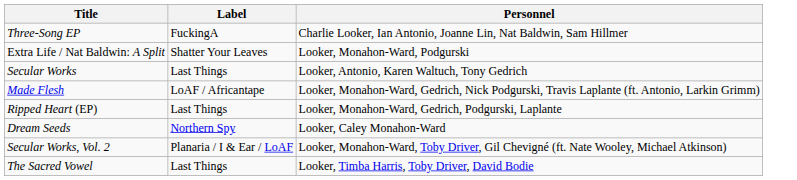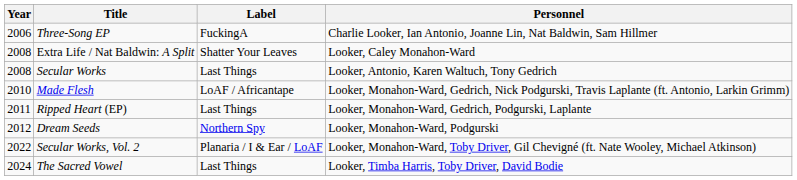+ column: (19, 14)
(384, 52) Looker, Monahon-Ward, Podgurski -> (402, 52) Looker, Caley Monahon-Ward
(372, 128) Looker, Caley Monahon-Ward -> (413, 128) Looker, Monahon-Ward, Podgurski
